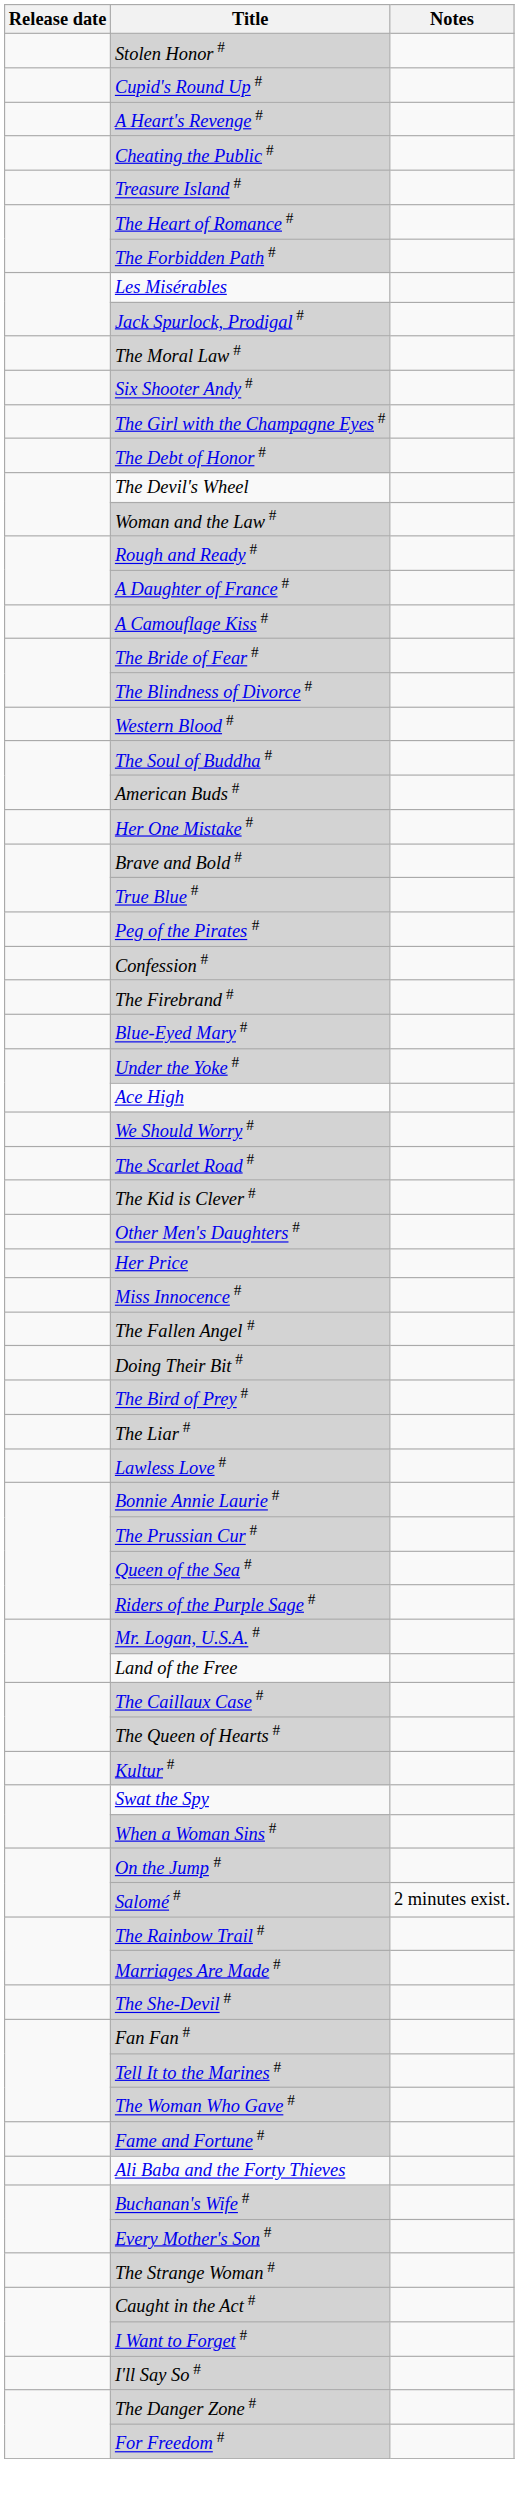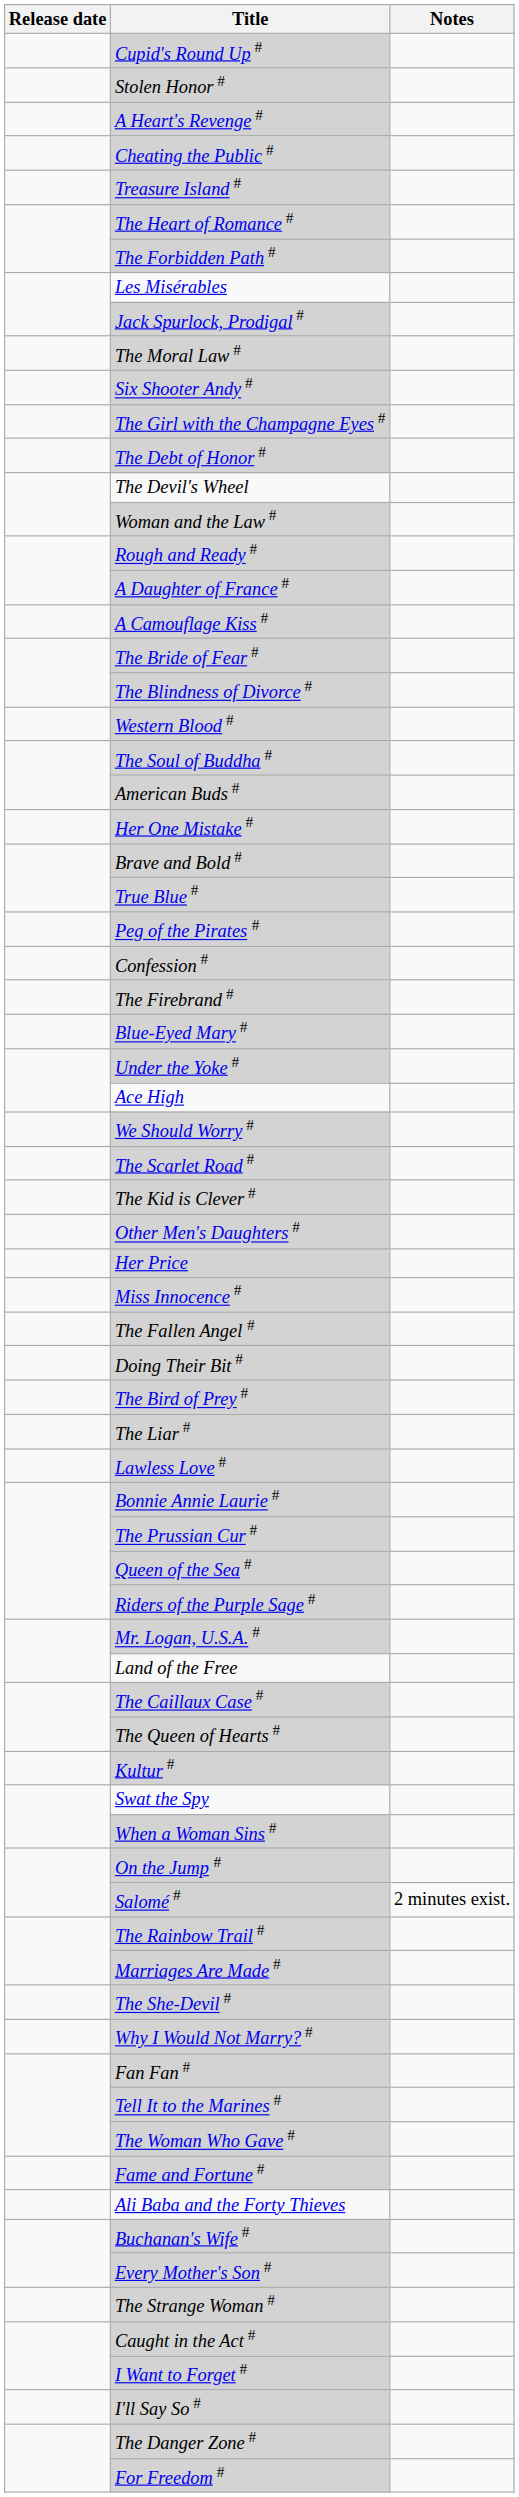rows swapped: (170, 50) <-> (189, 84)
+ row: (214, 2036)
